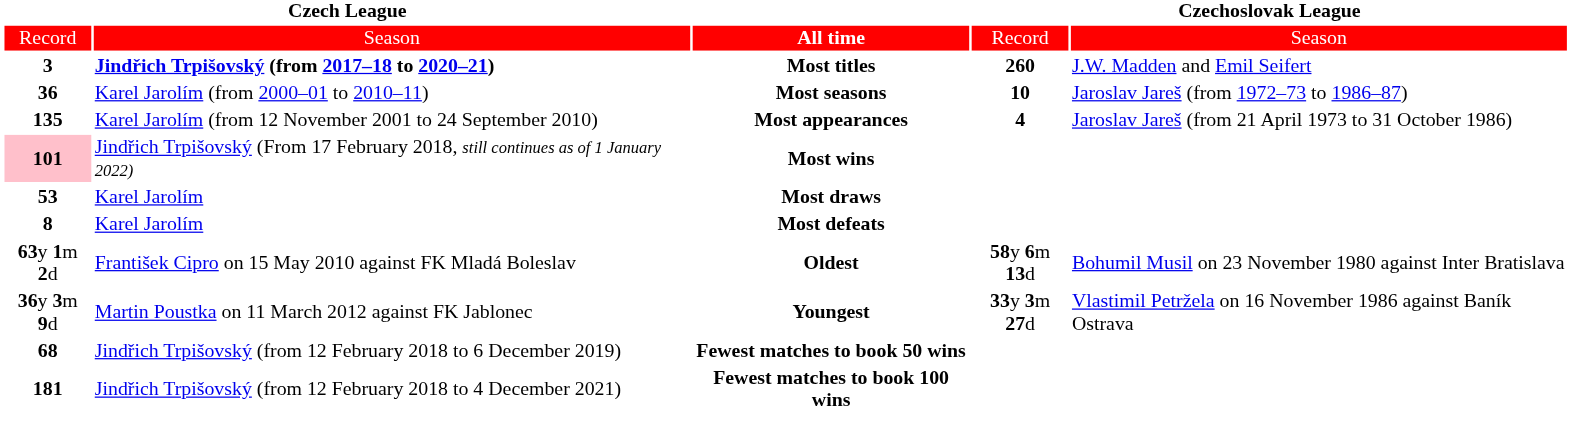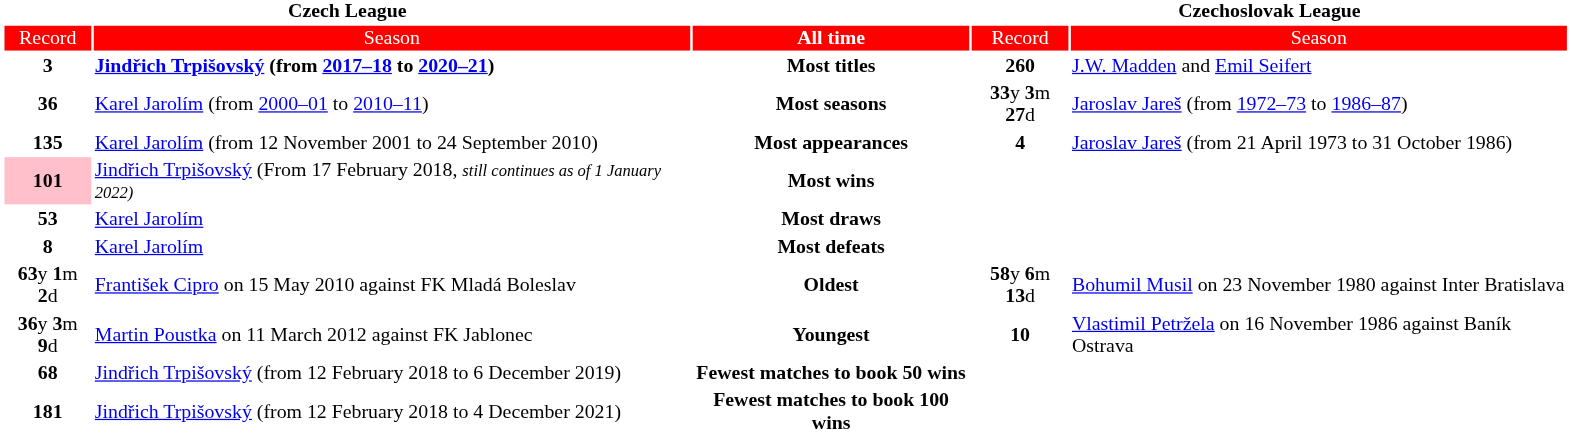(1020, 92) 10 -> (1020, 103) 33y 3m 27d
(1020, 312) 33y 3m 27d -> (1020, 334) 10
